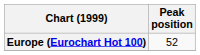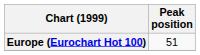(172, 42) 52 -> (172, 42) 51
